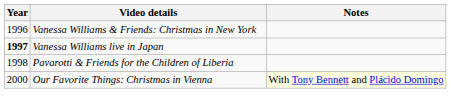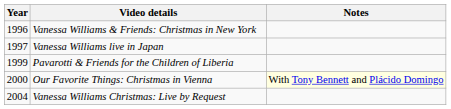(17, 46) bold -> (17, 46) normal
(17, 63) 1998 -> (17, 63) 1999
+ row: (129, 96)
